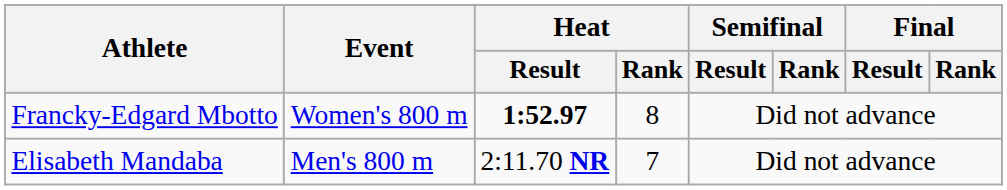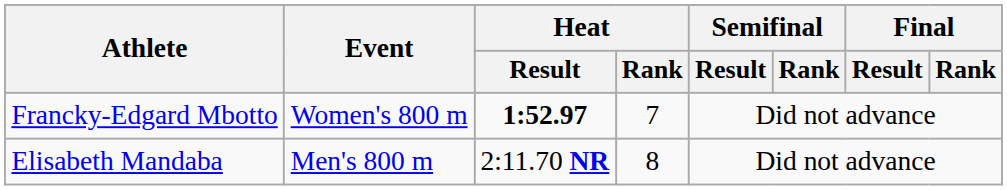(652, 115) 8 -> (652, 115) 7
(652, 161) 7 -> (652, 161) 8
